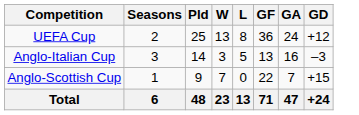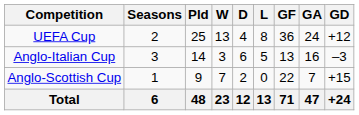+ column: (243, 15)
